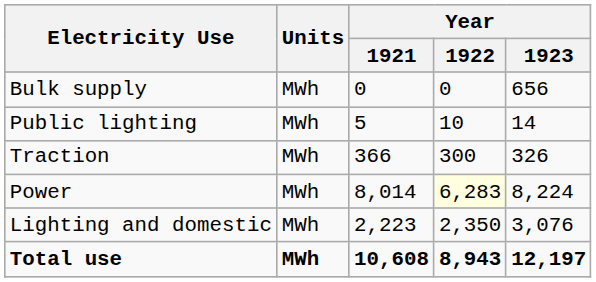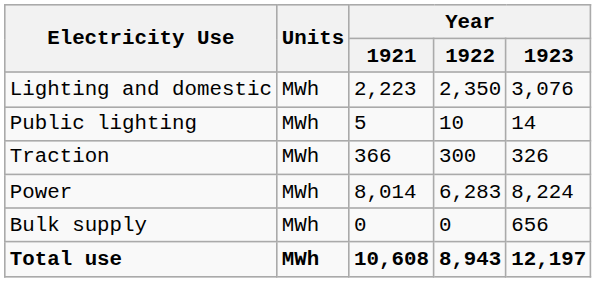rows swapped: (141, 225) <-> (78, 90)
(470, 191) lightyellow background -> (470, 191) no background
